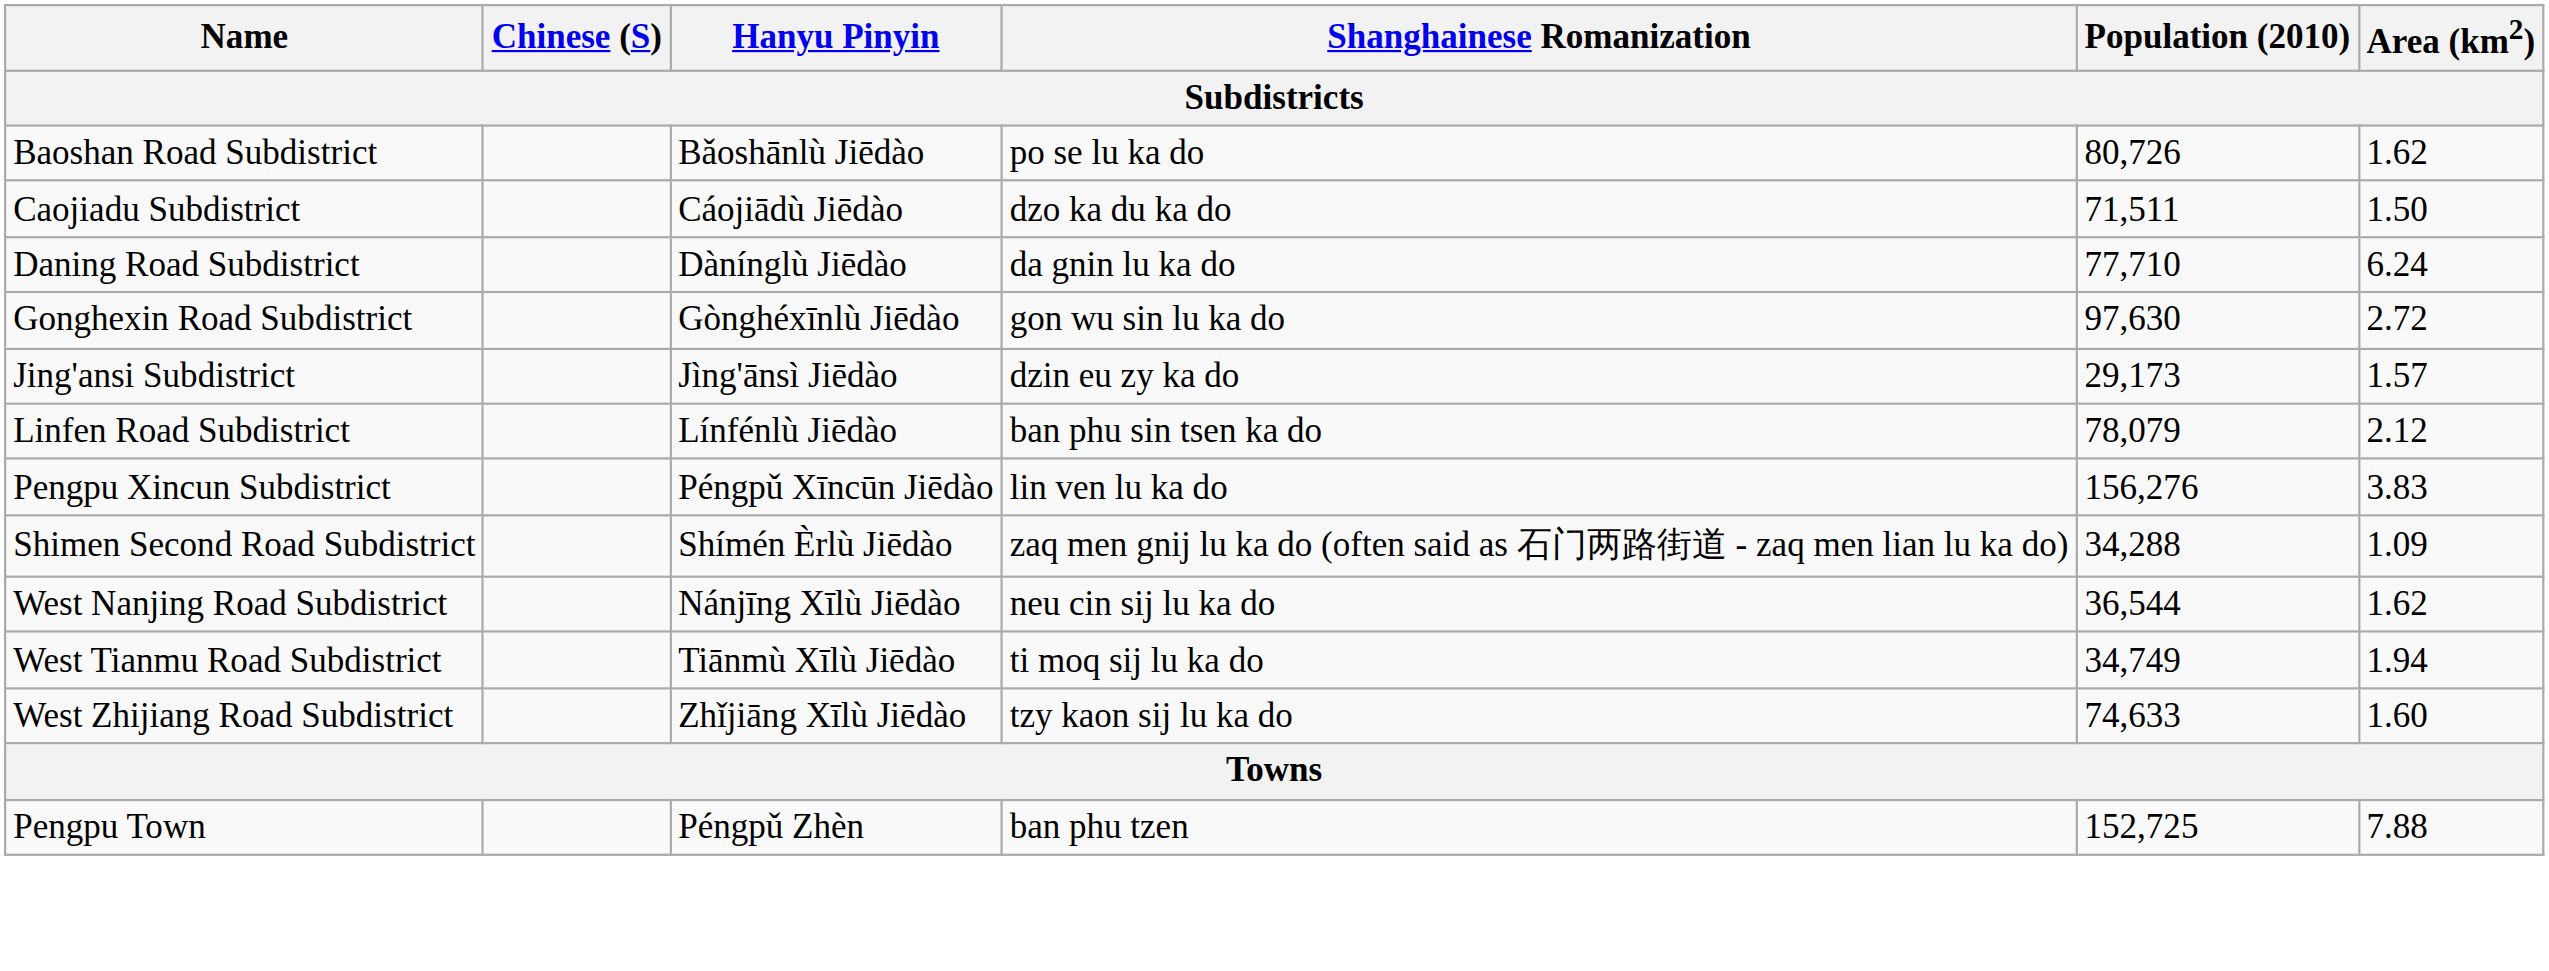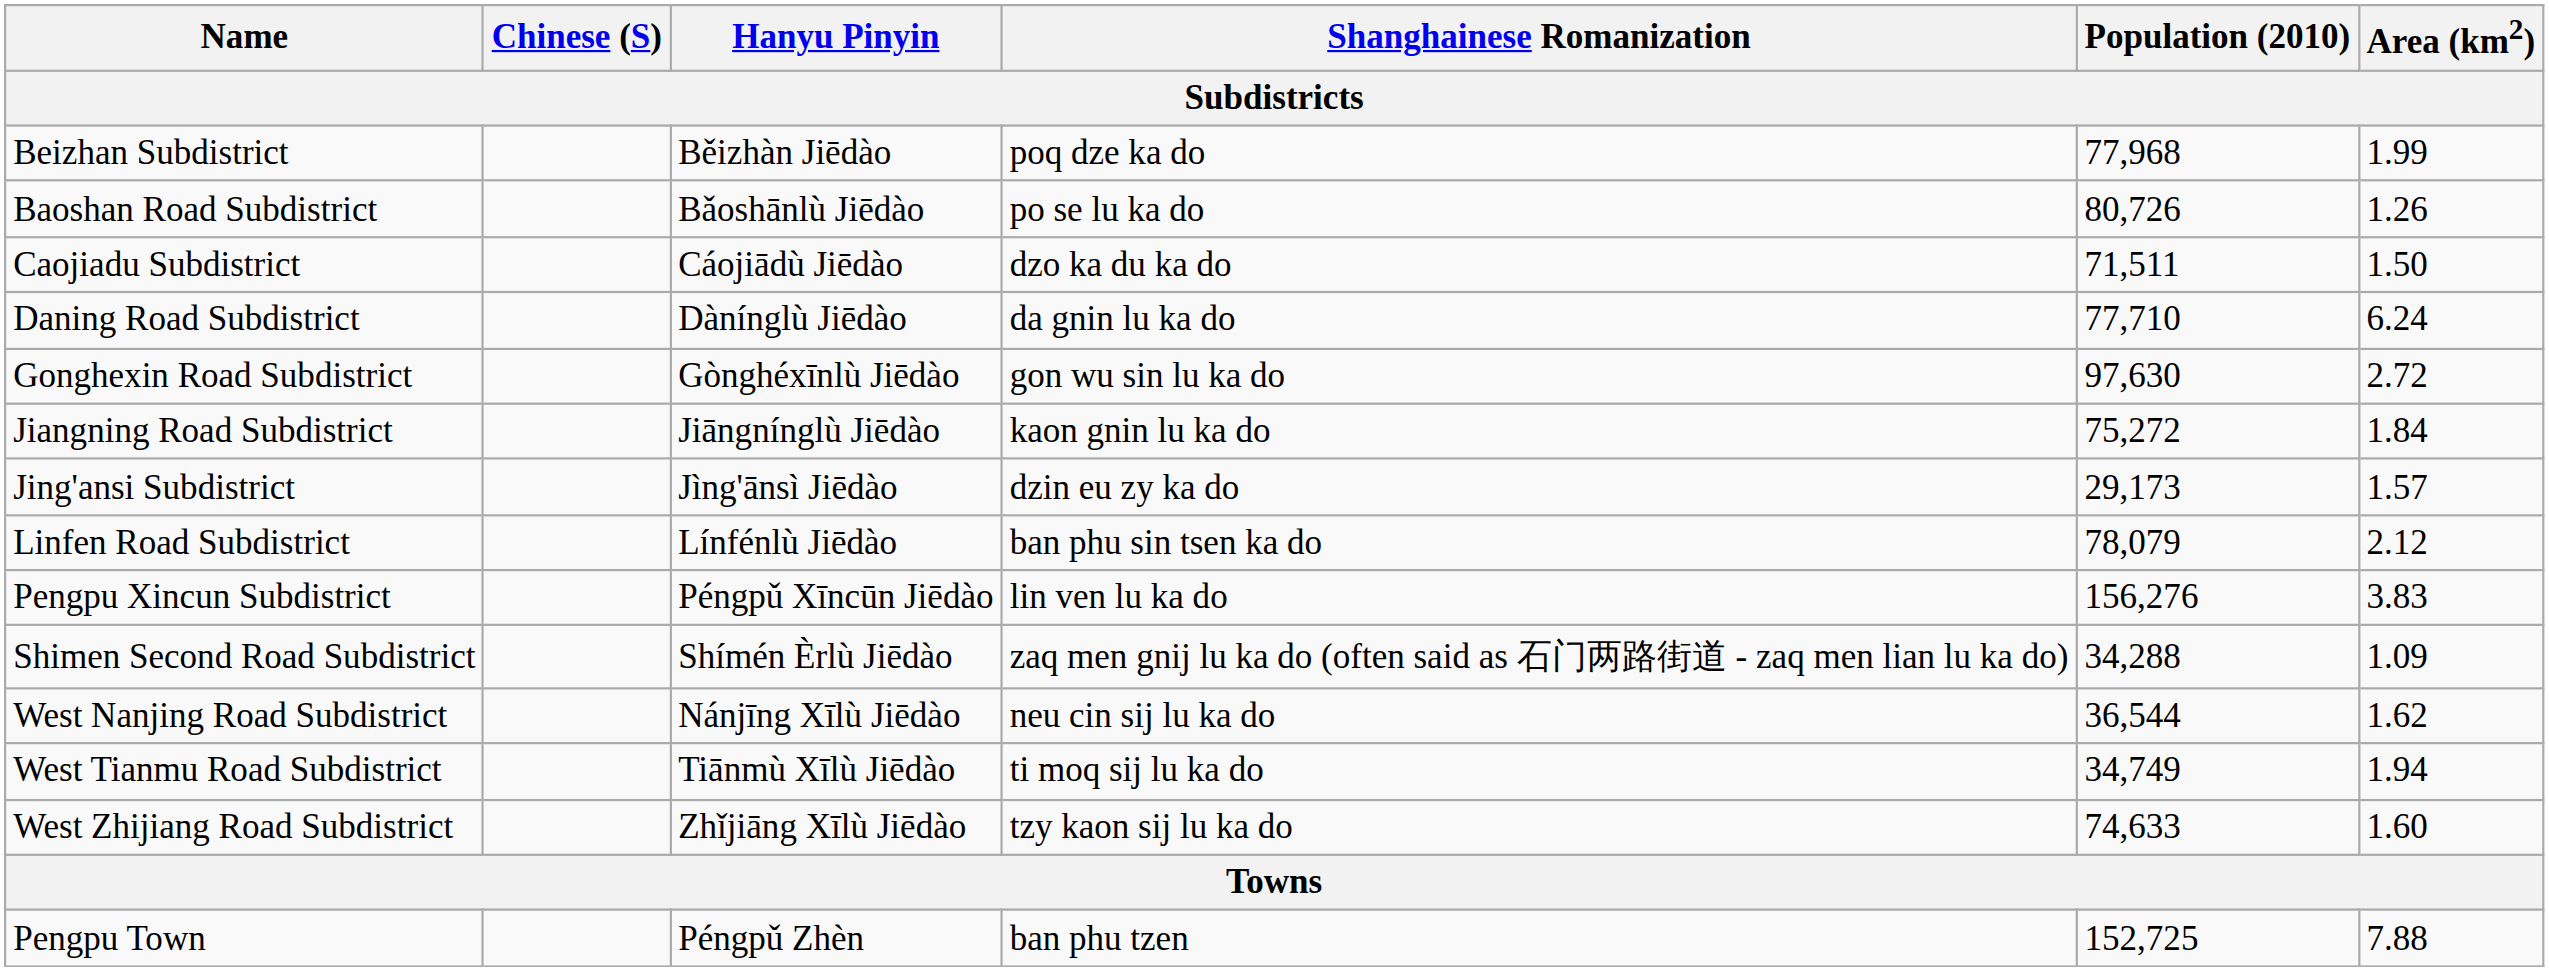+ row: (151, 152)
(2397, 152) 1.62 -> (2397, 208) 1.26
+ row: (203, 430)
